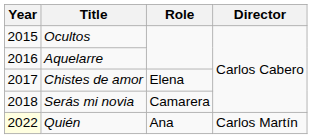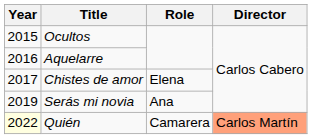(23, 101) 2018 -> (23, 101) 2019
(180, 101) Camarera -> (161, 101) Ana
(161, 123) Ana -> (180, 123) Camarera
(257, 123) no background -> (257, 123) lightsalmon background
